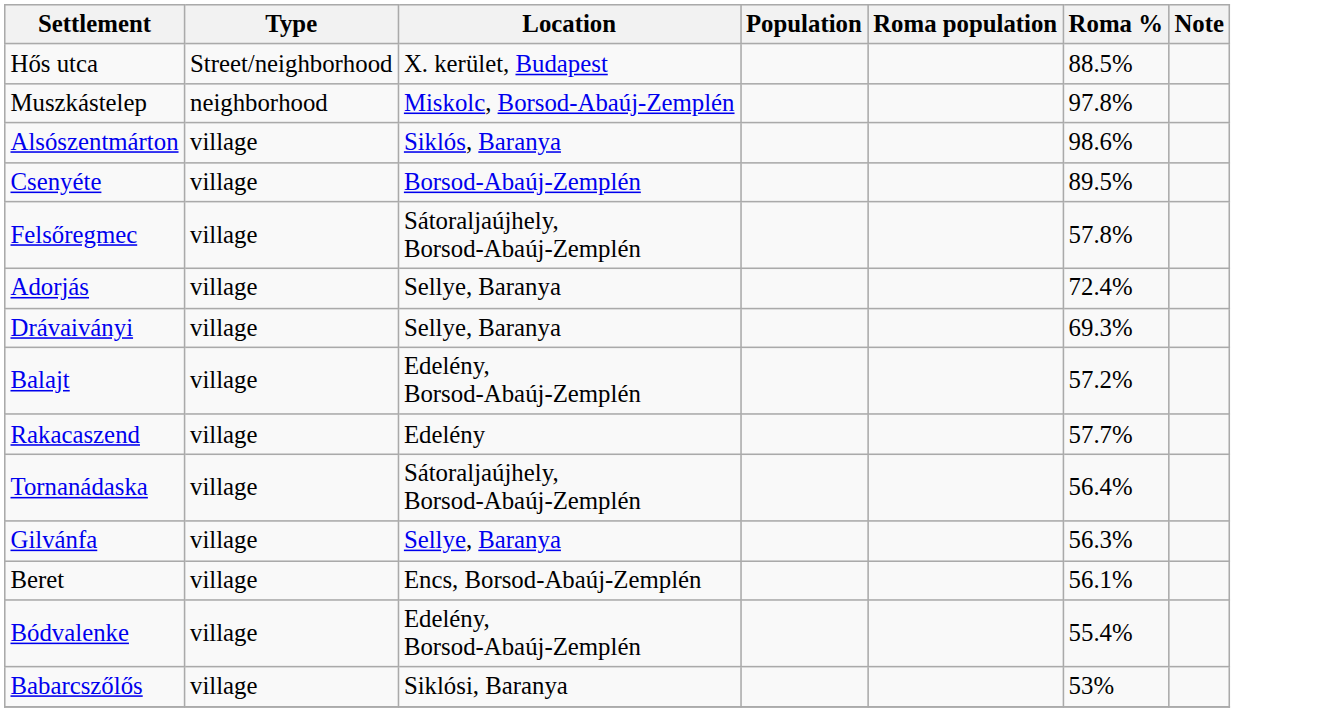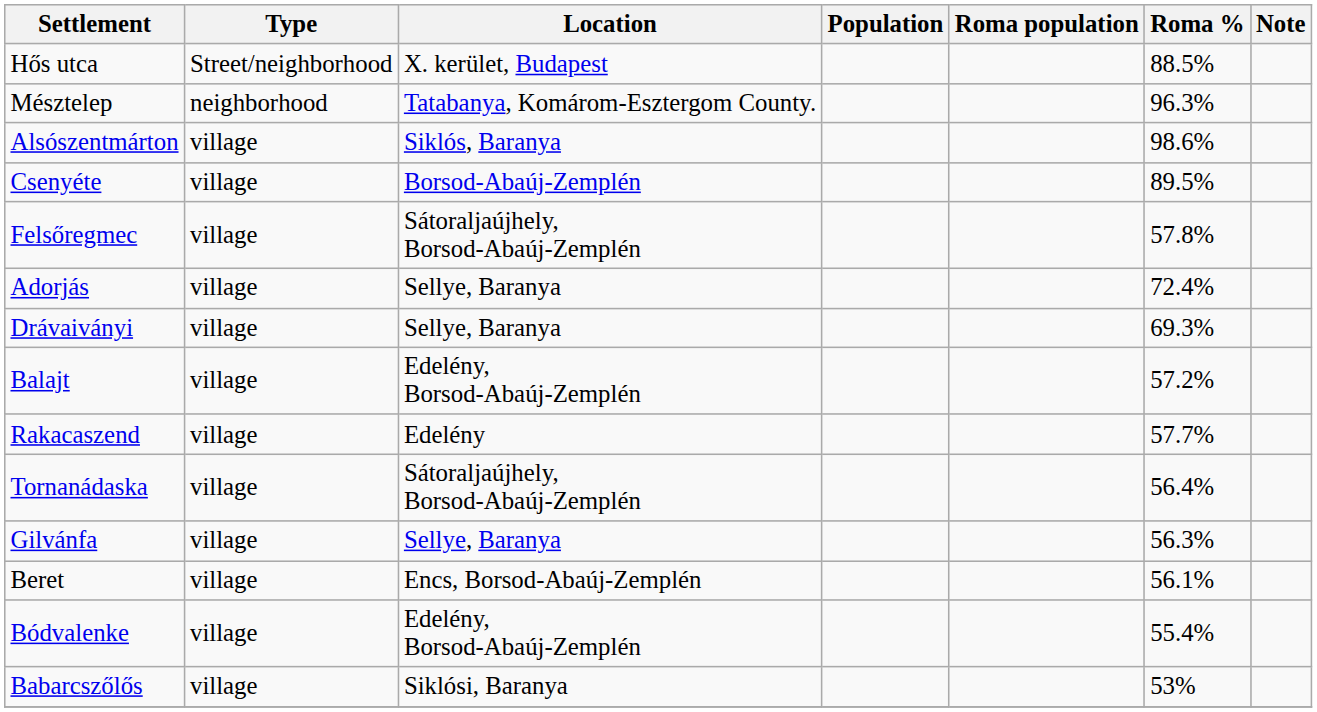+ row: (61, 102)
- row: (79, 102)
